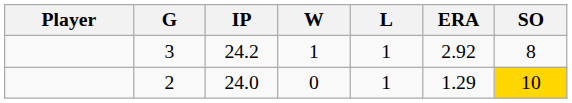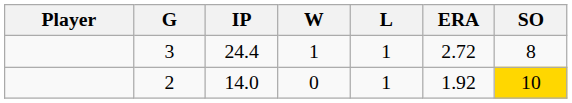(242, 51) 24.2 -> (242, 51) 24.4
(459, 51) 2.92 -> (459, 51) 2.72
(242, 82) 24.0 -> (242, 82) 14.0
(459, 82) 1.29 -> (459, 82) 1.92
